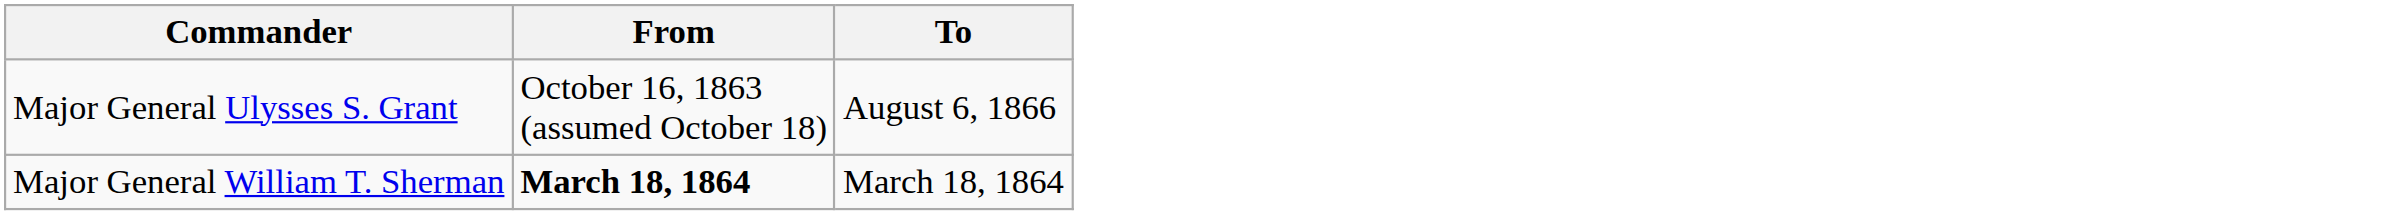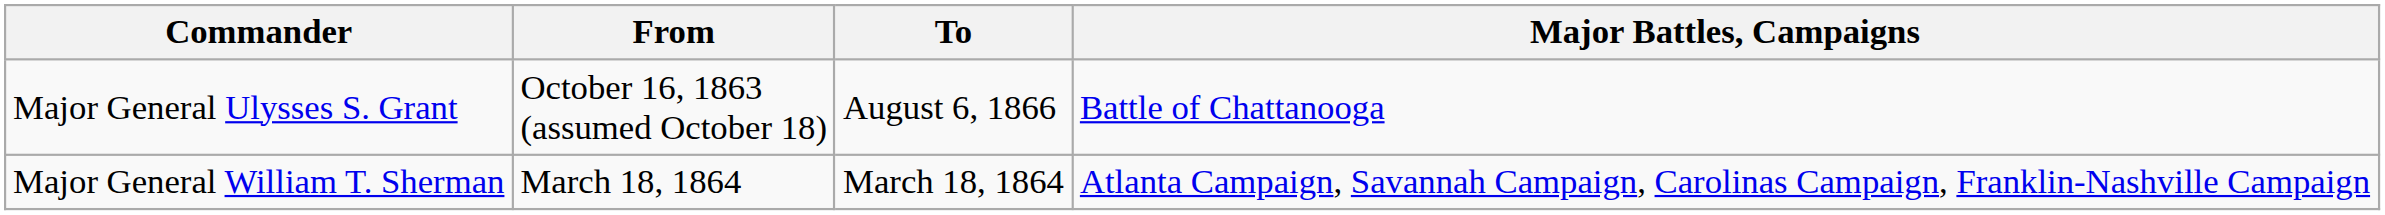+ column: (1725, 32)
(635, 181) bold -> (631, 181) normal
